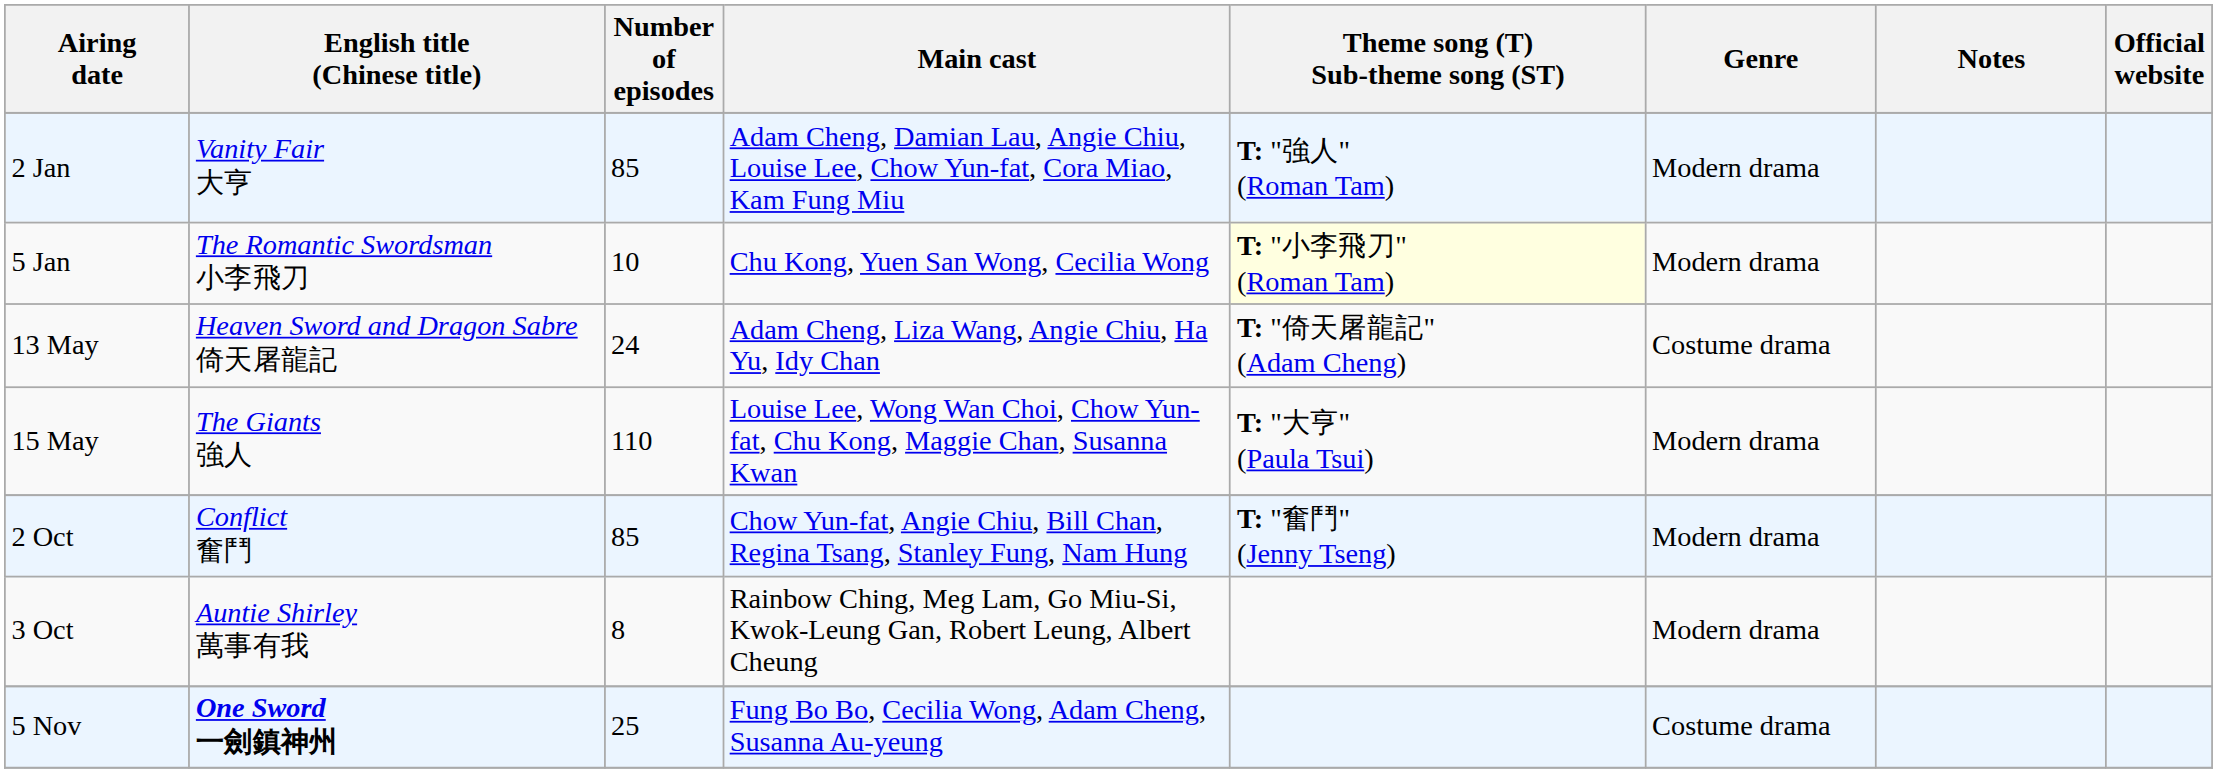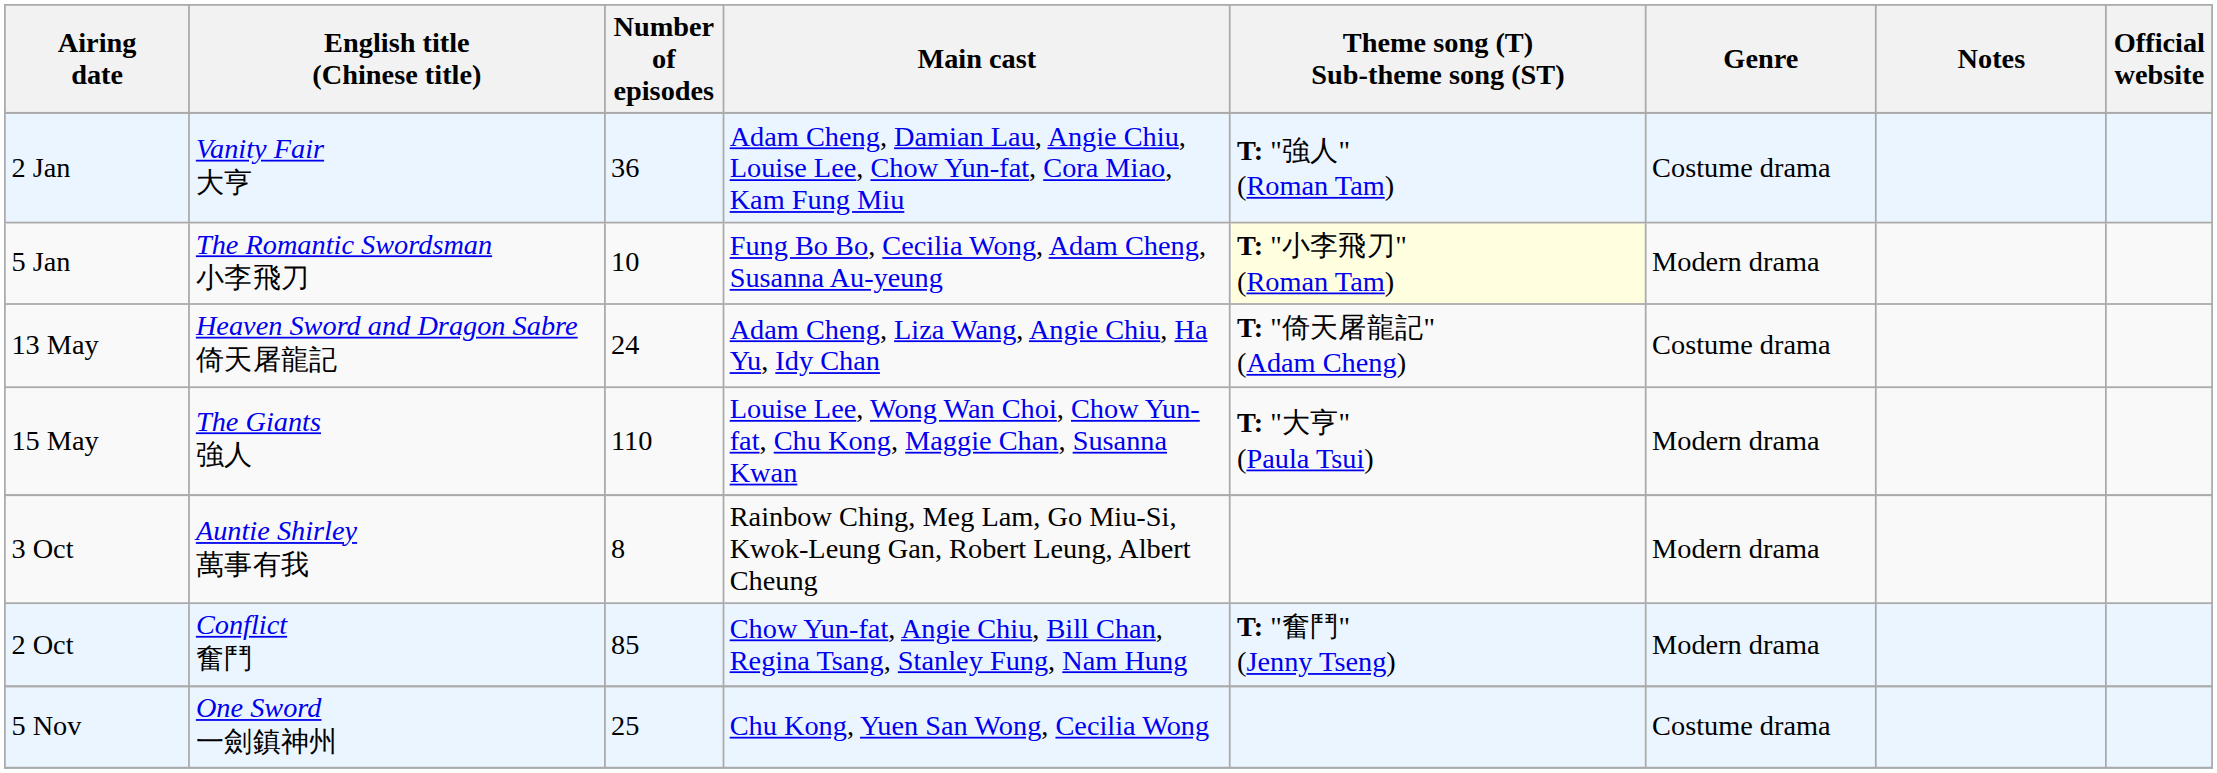(625, 167) 85 -> (625, 167) 36
(1736, 167) Modern drama -> (1741, 167) Costume drama
(969, 262) Chu Kong, Yuen San Wong, Cecilia Wong -> (968, 262) Fung Bo Bo, Cecilia Wong, Adam Cheng, Susanna Au-yeung
rows swapped: (42, 535) <-> (42, 630)
(267, 724) bold -> (267, 724) normal
(968, 726) Fung Bo Bo, Cecilia Wong, Adam Cheng, Susanna Au-yeung -> (969, 726) Chu Kong, Yuen San Wong, Cecilia Wong
